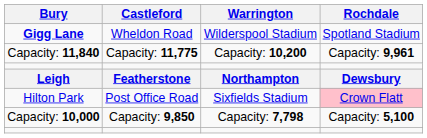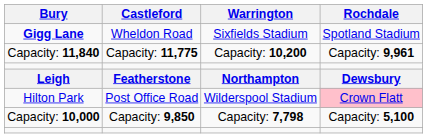(260, 33) Wilderspool Stadium -> (260, 33) Sixfields Stadium
(260, 98) Sixfields Stadium -> (260, 98) Wilderspool Stadium
